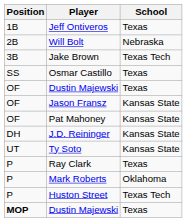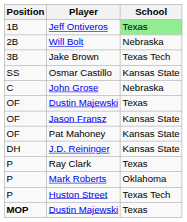(135, 27) no background -> (135, 27) lightgreen background
(135, 73) Texas -> (151, 73) Kansas State
+ row: (10, 88)
- row: (13, 149)
